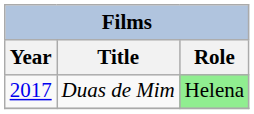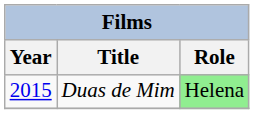(31, 91) 2017 -> (31, 91) 2015
